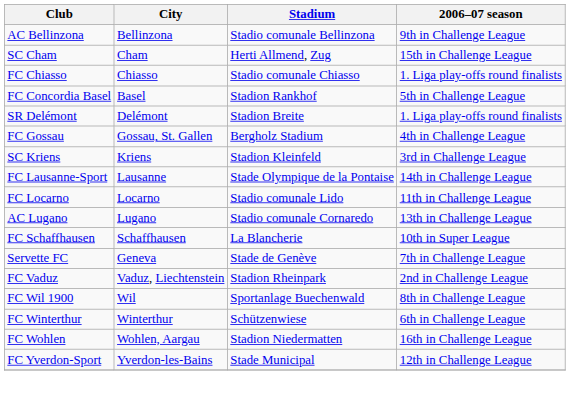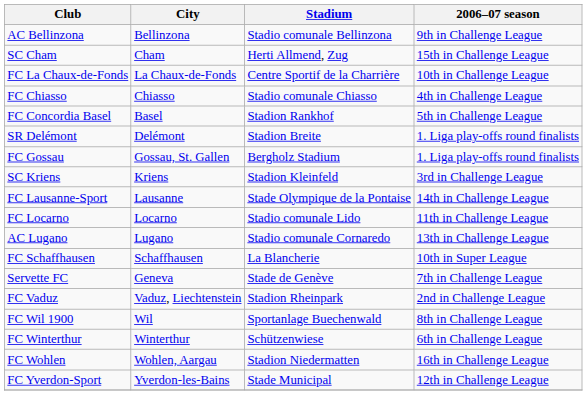+ row: (68, 75)
(481, 75) 1. Liga play-offs round finalists -> (480, 95) 4th in Challenge League
(462, 136) 4th in Challenge League -> (498, 156) 1. Liga play-offs round finalists
